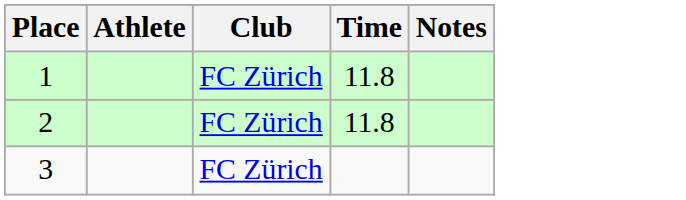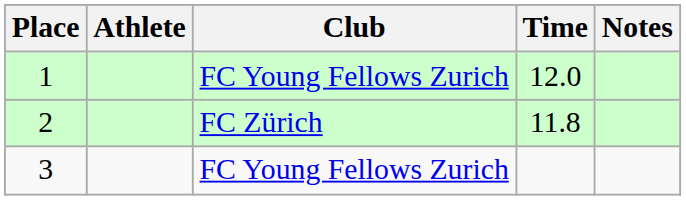(261, 75) FC Zürich -> (354, 75) FC Young Fellows Zurich
(369, 75) 11.8 -> (555, 75) 12.0
(261, 169) FC Zürich -> (354, 169) FC Young Fellows Zurich
